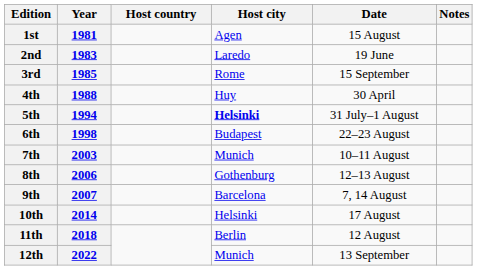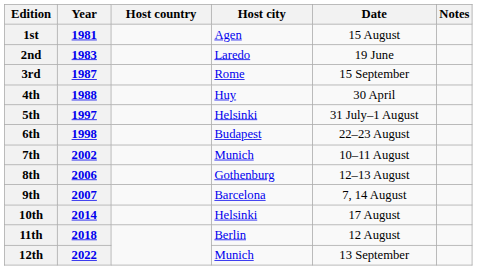(84, 74) 1985 -> (84, 74) 1987
(84, 114) 1994 -> (84, 114) 1997
(237, 114) bold -> (236, 114) normal
(84, 154) 2003 -> (84, 154) 2002
